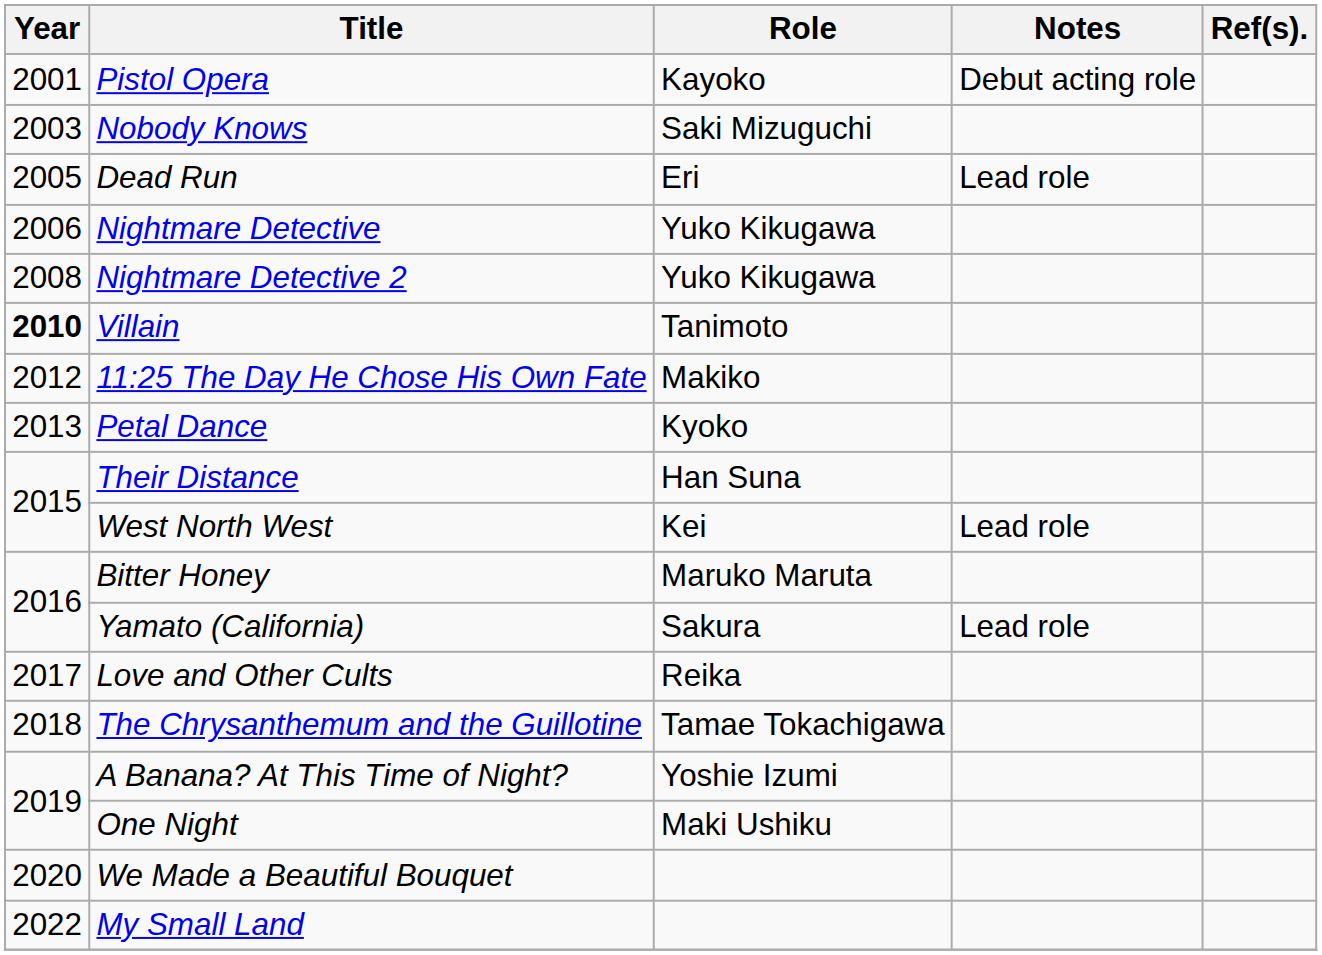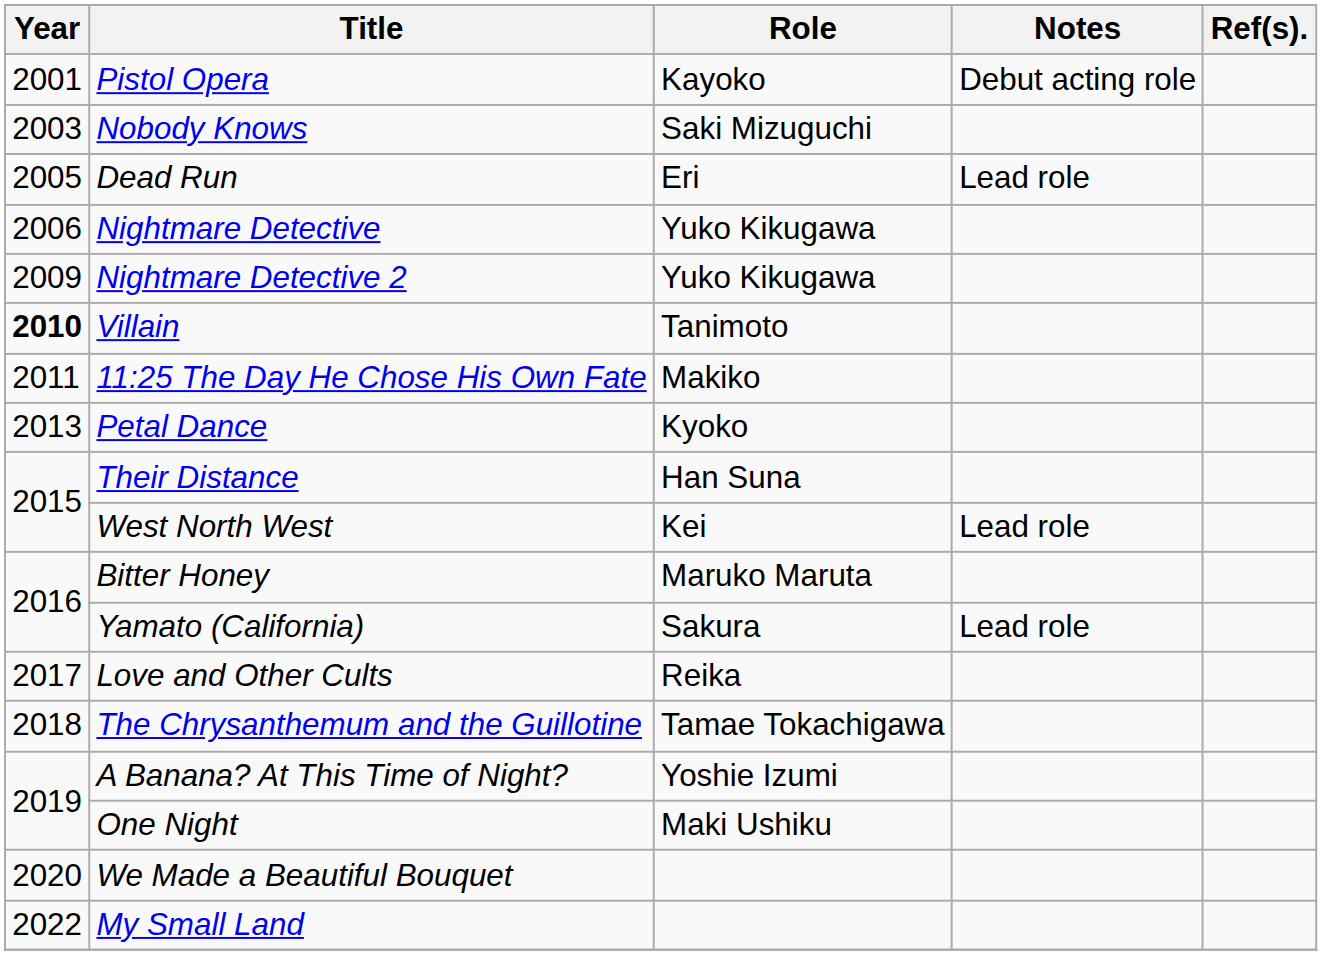(47, 278) 2008 -> (47, 278) 2009
(47, 377) 2012 -> (46, 377) 2011
